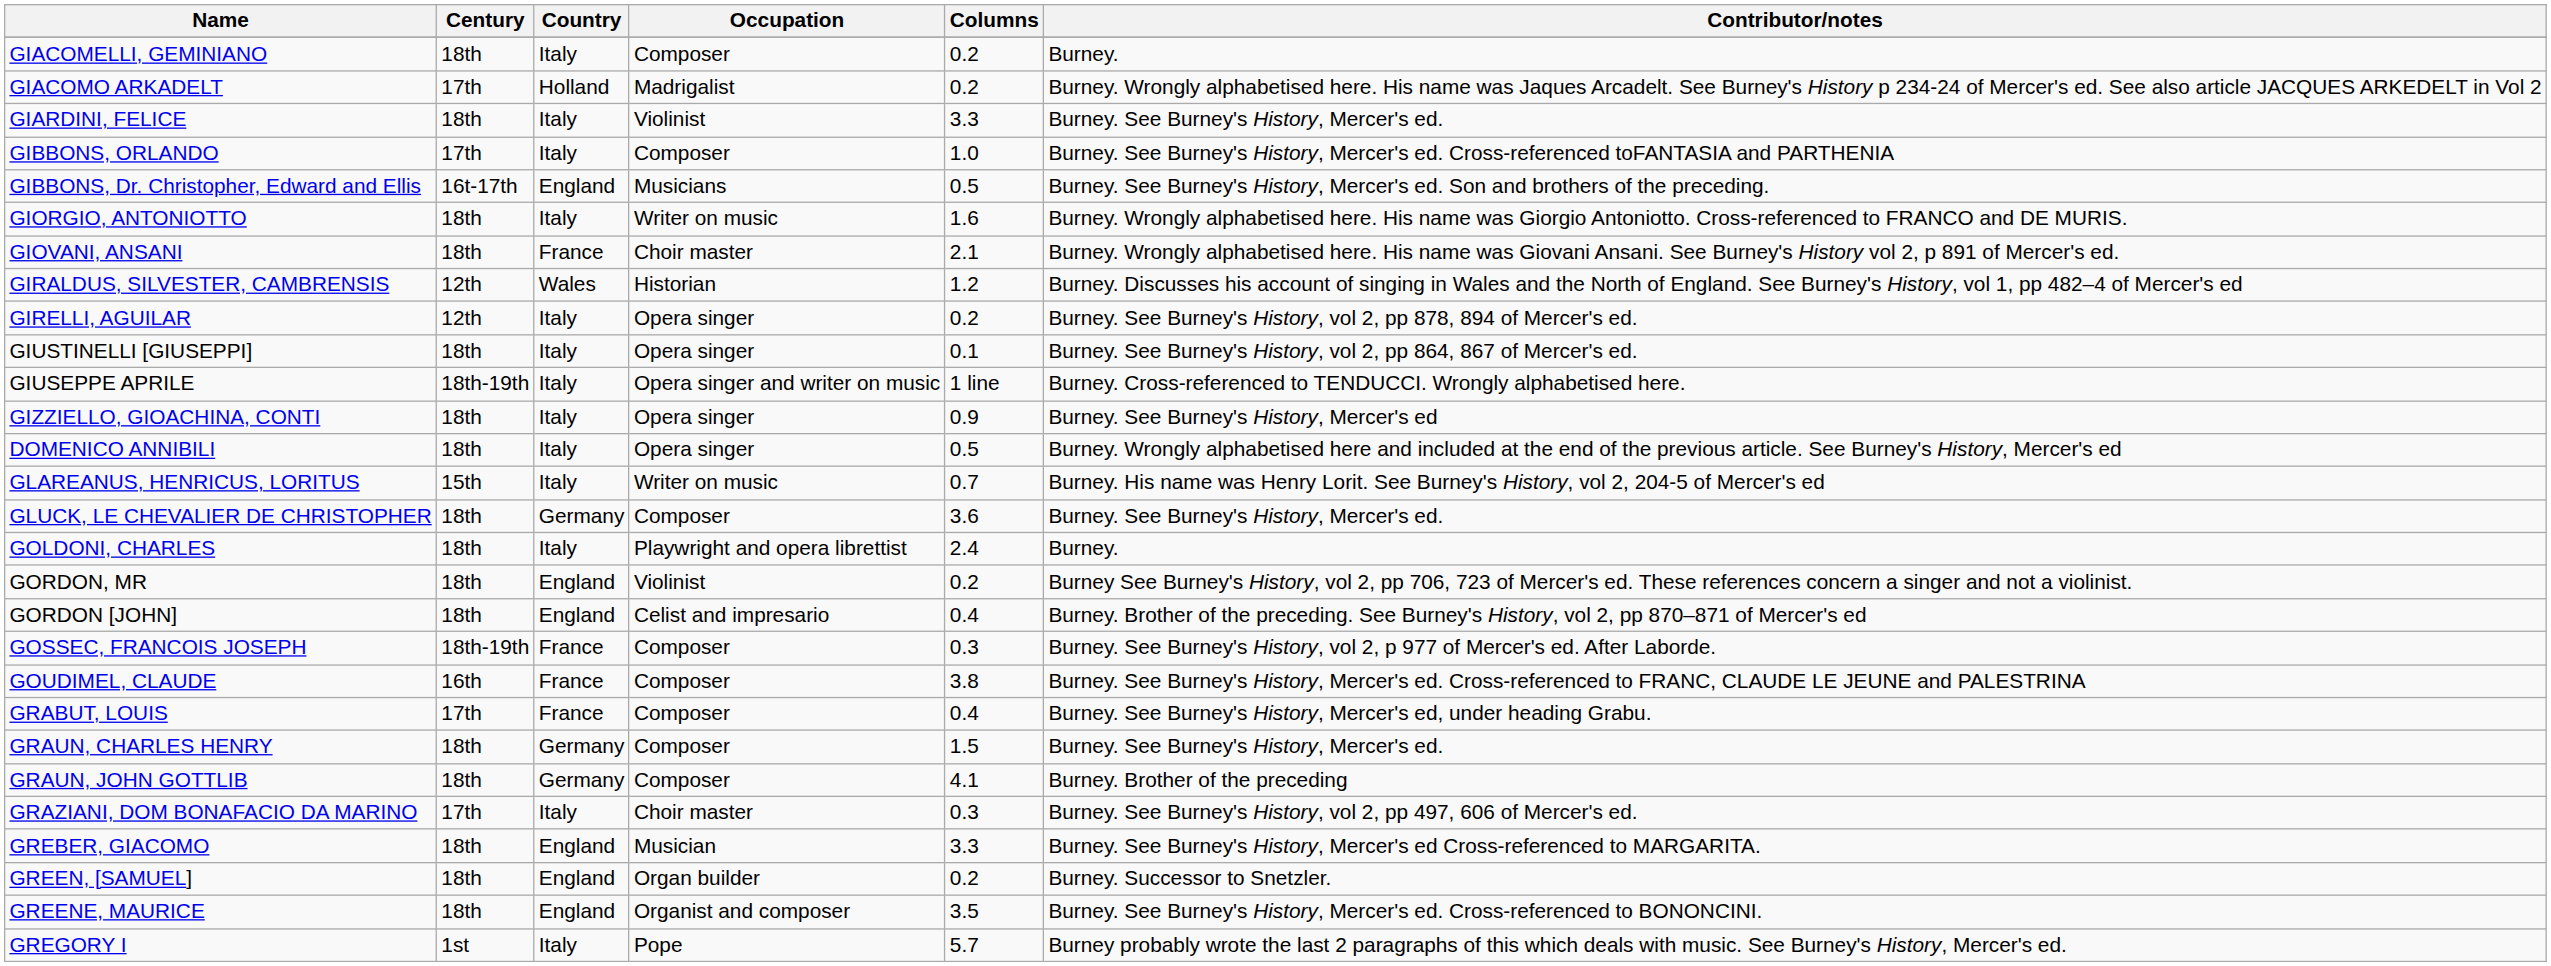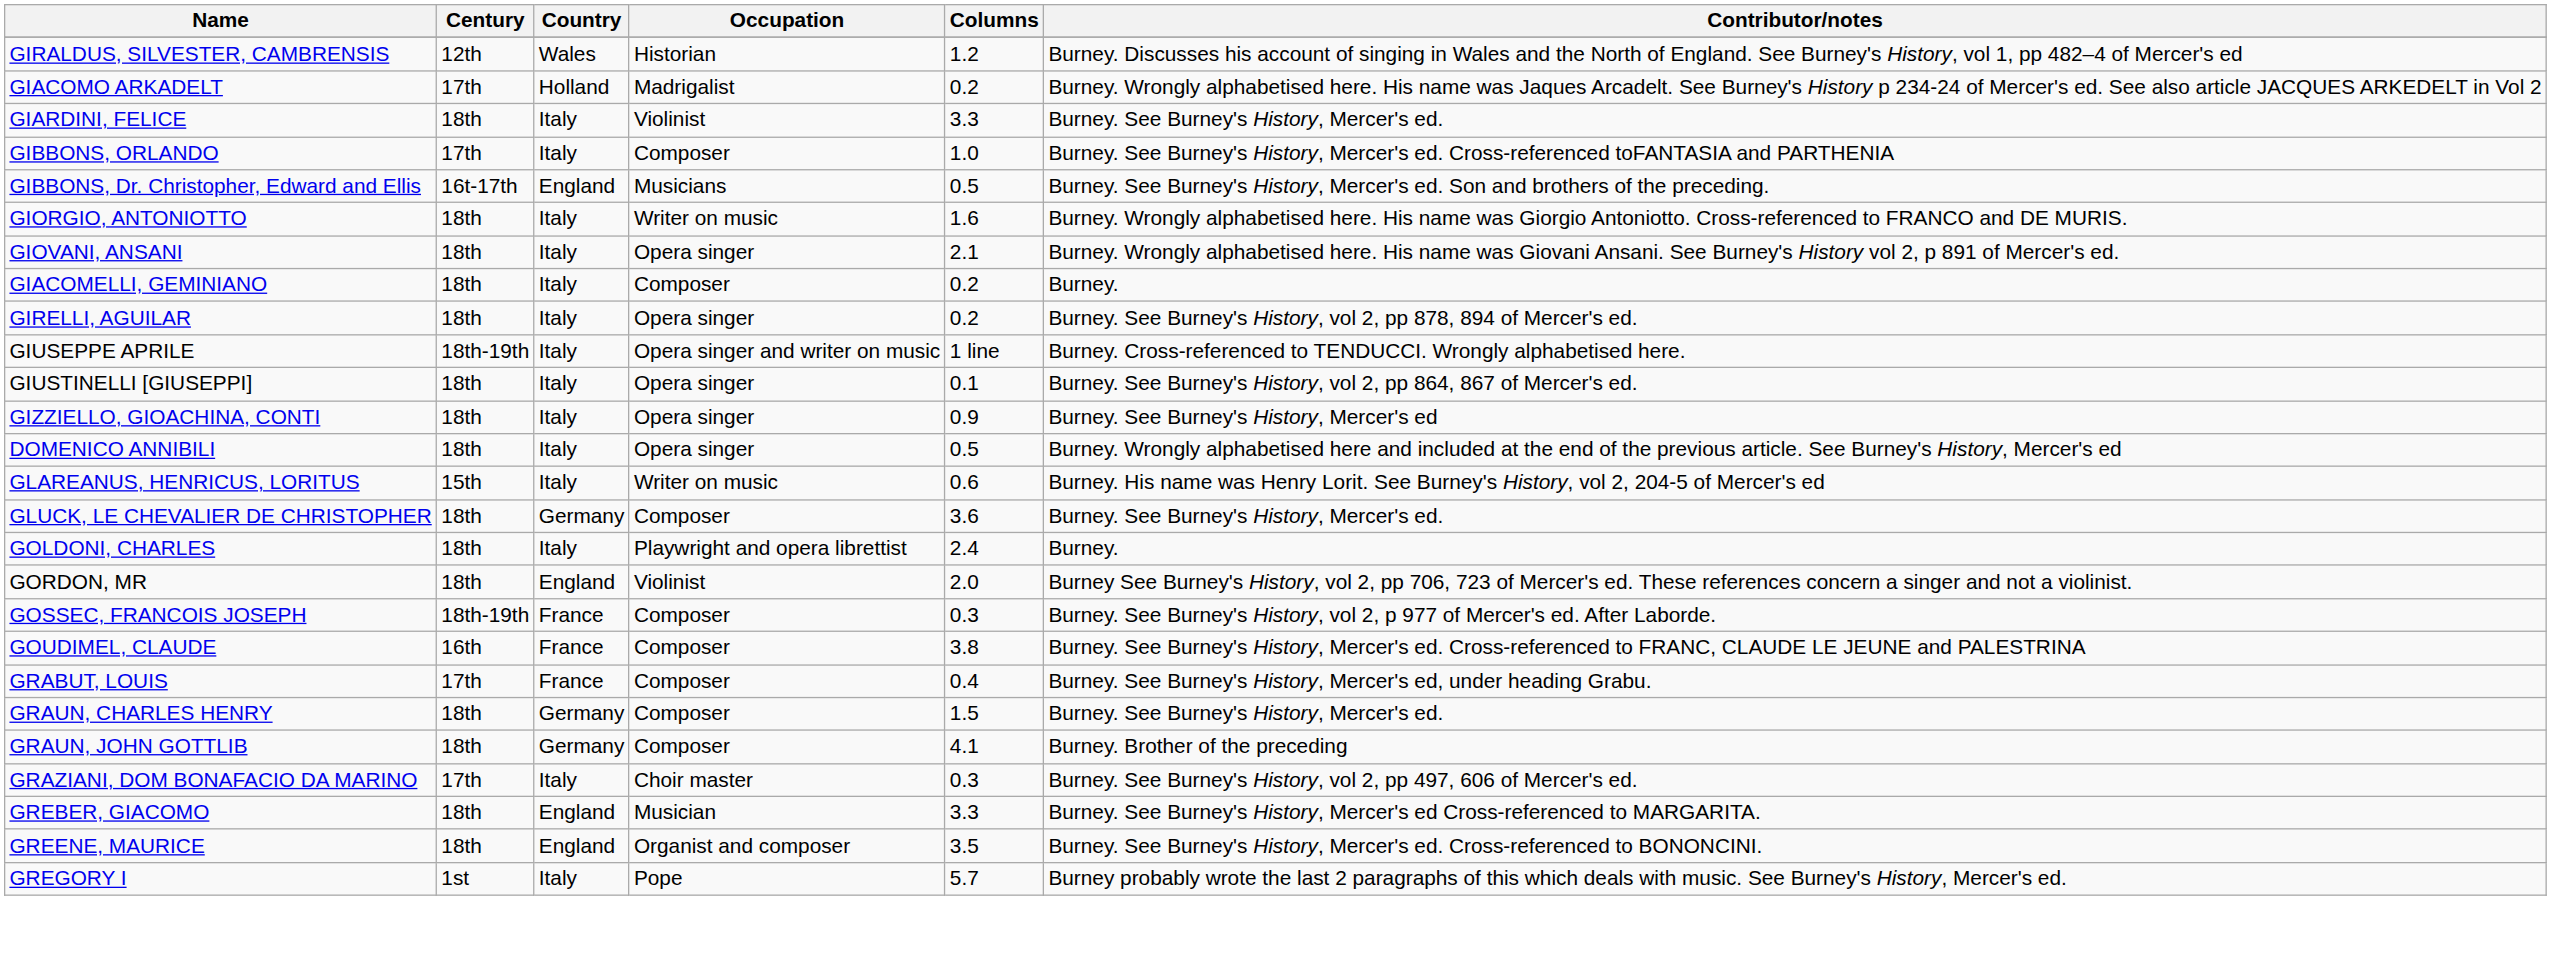rows swapped: (138, 53) <-> (199, 284)
(571, 251) France -> (558, 251) Italy
(693, 251) Choir master -> (694, 251) Opera singer
(462, 317) 12th -> (462, 317) 18th
rows swapped: (102, 383) <-> (131, 350)
(964, 482) 0.7 -> (964, 482) 0.6
(964, 581) 0.2 -> (964, 581) 2.0
- row: (93, 614)
- row: (101, 878)
